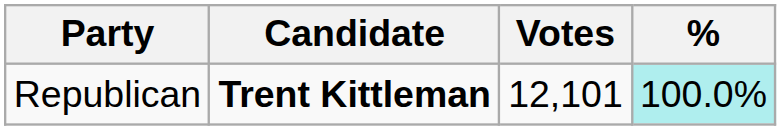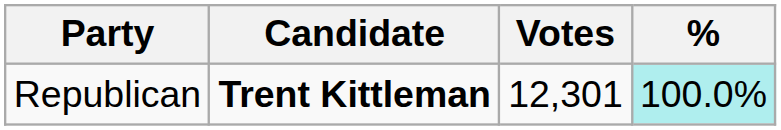(565, 93) 12,101 -> (565, 93) 12,301
